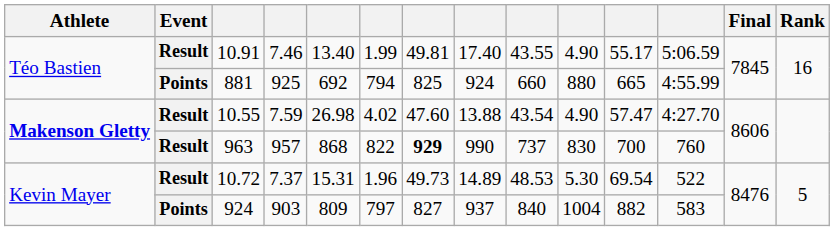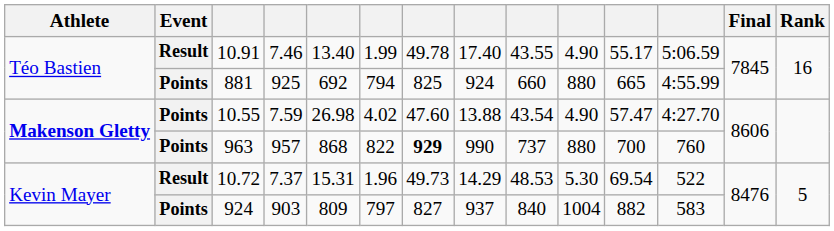(428, 52) 49.81 -> (428, 52) 49.78
(184, 115) Result -> (184, 115) Points
(184, 147) Result -> (184, 147) Points
(581, 147) 830 -> (581, 147) 880
(480, 178) 14.89 -> (480, 178) 14.29
